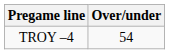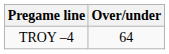(126, 37) 54 -> (126, 37) 64
